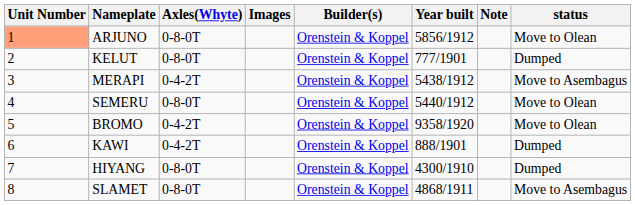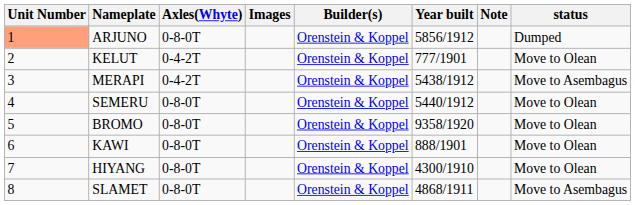(555, 37) Move to Olean -> (538, 37) Dumped
(181, 59) 0-8-0T -> (181, 59) 0-4-2T
(538, 59) Dumped -> (555, 59) Move to Olean
(181, 124) 0-4-2T -> (181, 124) 0-8-0T
(181, 146) 0-4-2T -> (181, 146) 0-8-0T
(538, 146) Dumped -> (555, 146) Move to Olean
(538, 168) Dumped -> (555, 168) Move to Olean
